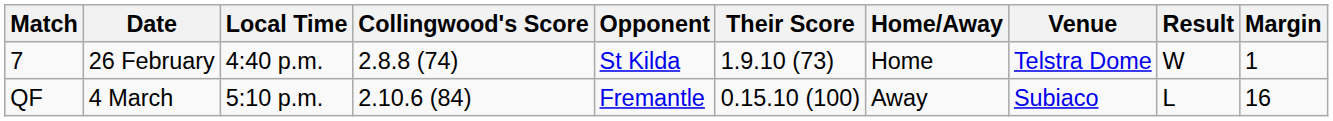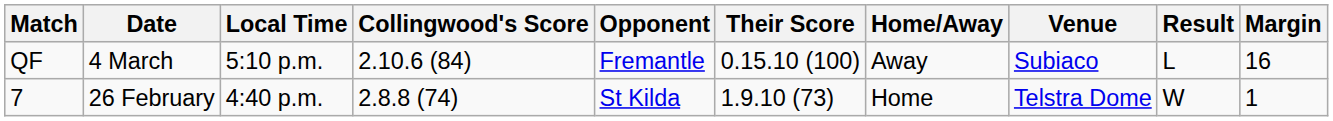rows swapped: (17, 61) <-> (26, 98)
